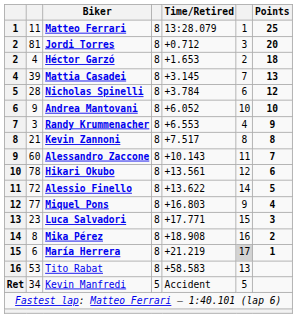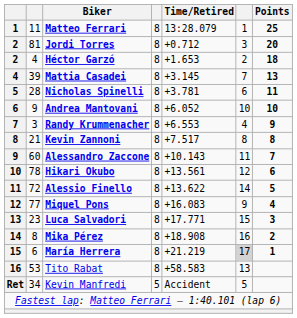(182, 93) +3.784 -> (182, 93) +3.781
(272, 93) 12 -> (272, 93) 11
(185, 205) +16.803 -> (185, 205) +16.083
